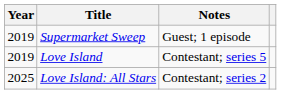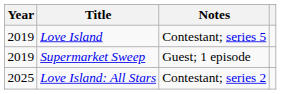rows swapped: (71, 57) <-> (93, 36)
